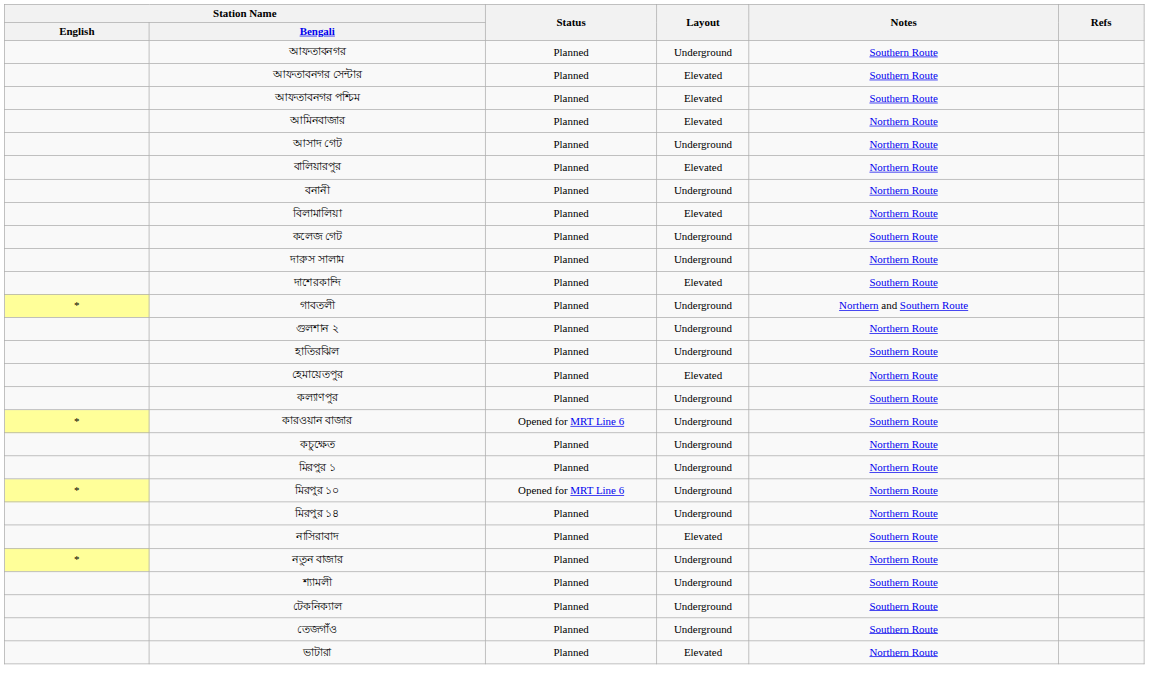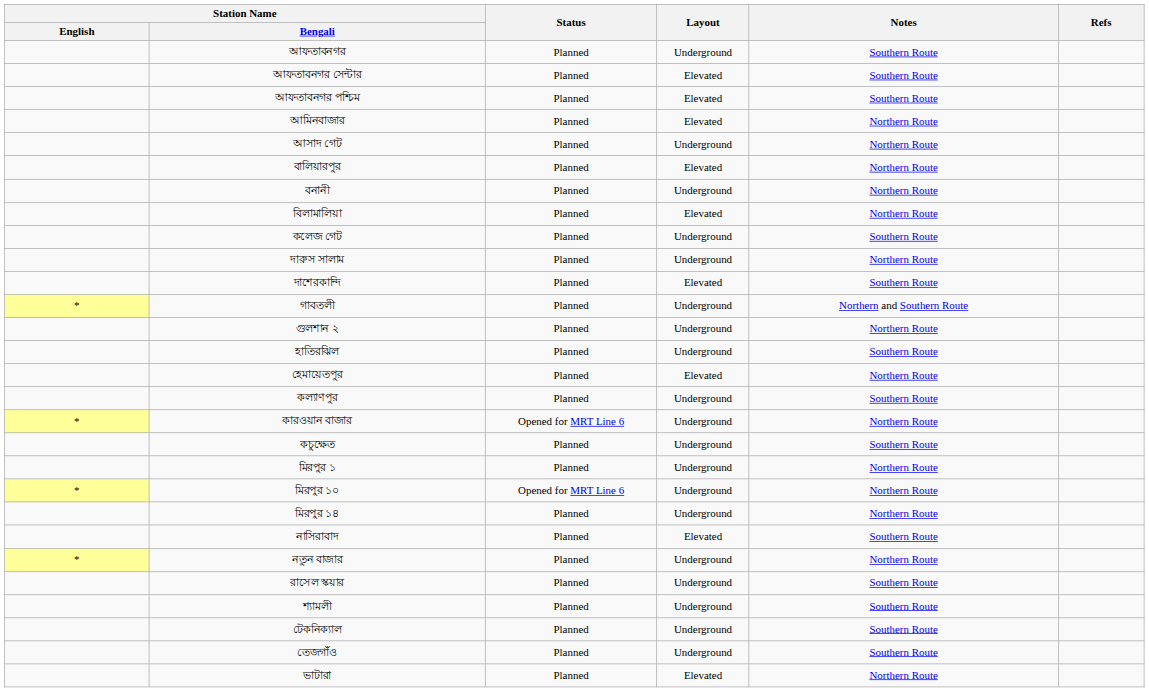(904, 421) Southern Route -> (904, 421) Northern Route
(904, 444) Northern Route -> (904, 444) Southern Route
+ row: (317, 582)
